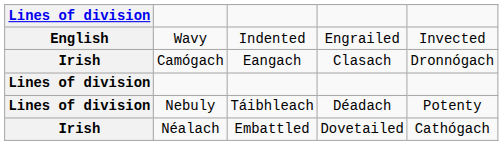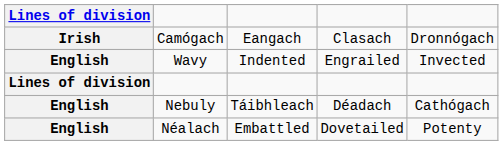rows swapped: (190, 39) <-> (190, 61)
(79, 107) Lines of division -> (79, 107) English
(452, 107) Potenty -> (452, 107) Cathógach
(79, 129) Irish -> (79, 129) English
(452, 129) Cathógach -> (452, 129) Potenty
